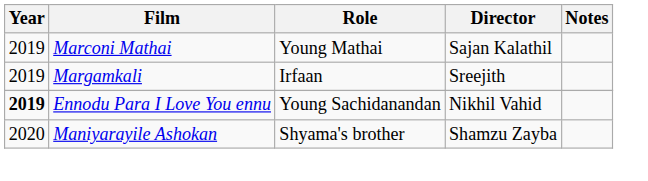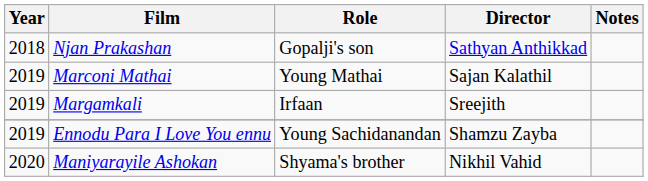+ row: (112, 47)
(27, 104) bold -> (27, 133) normal
(495, 104) Nikhil Vahid -> (503, 133) Shamzu Zayba
(503, 133) Shamzu Zayba -> (495, 162) Nikhil Vahid
